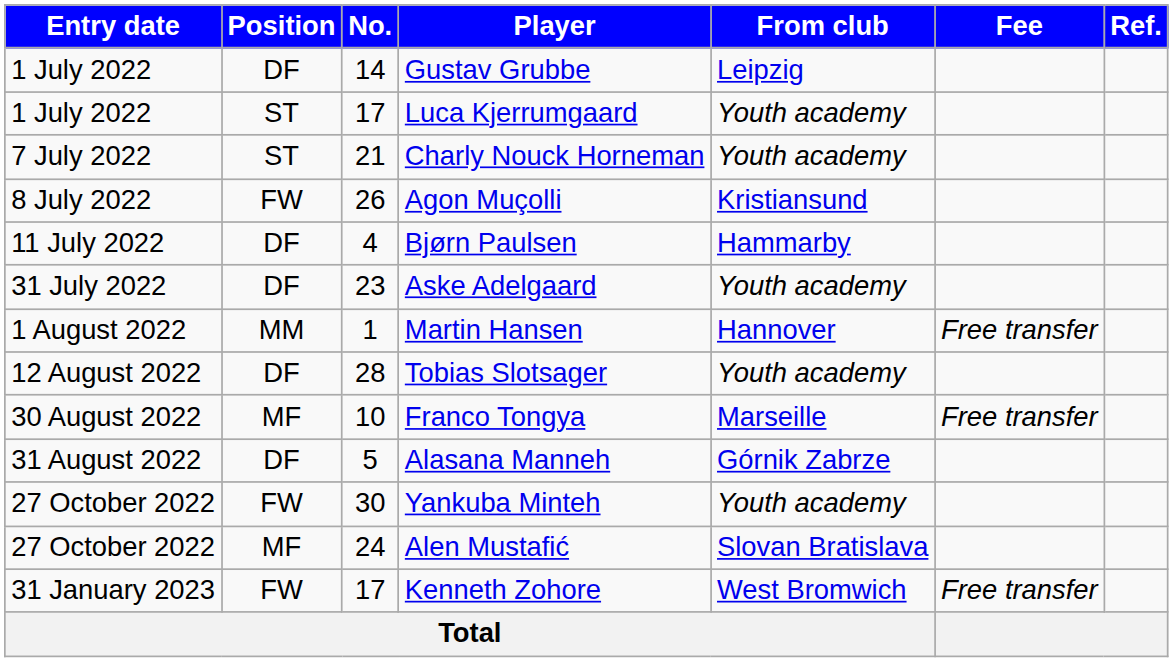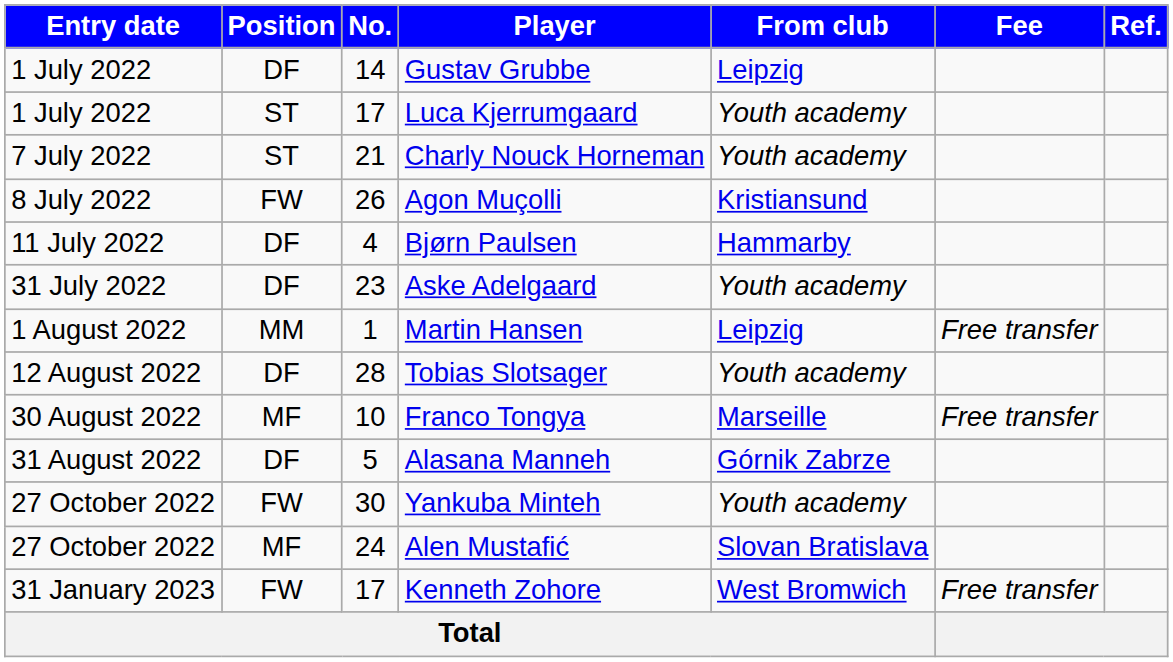(776, 329) Hannover -> (760, 329) Leipzig
